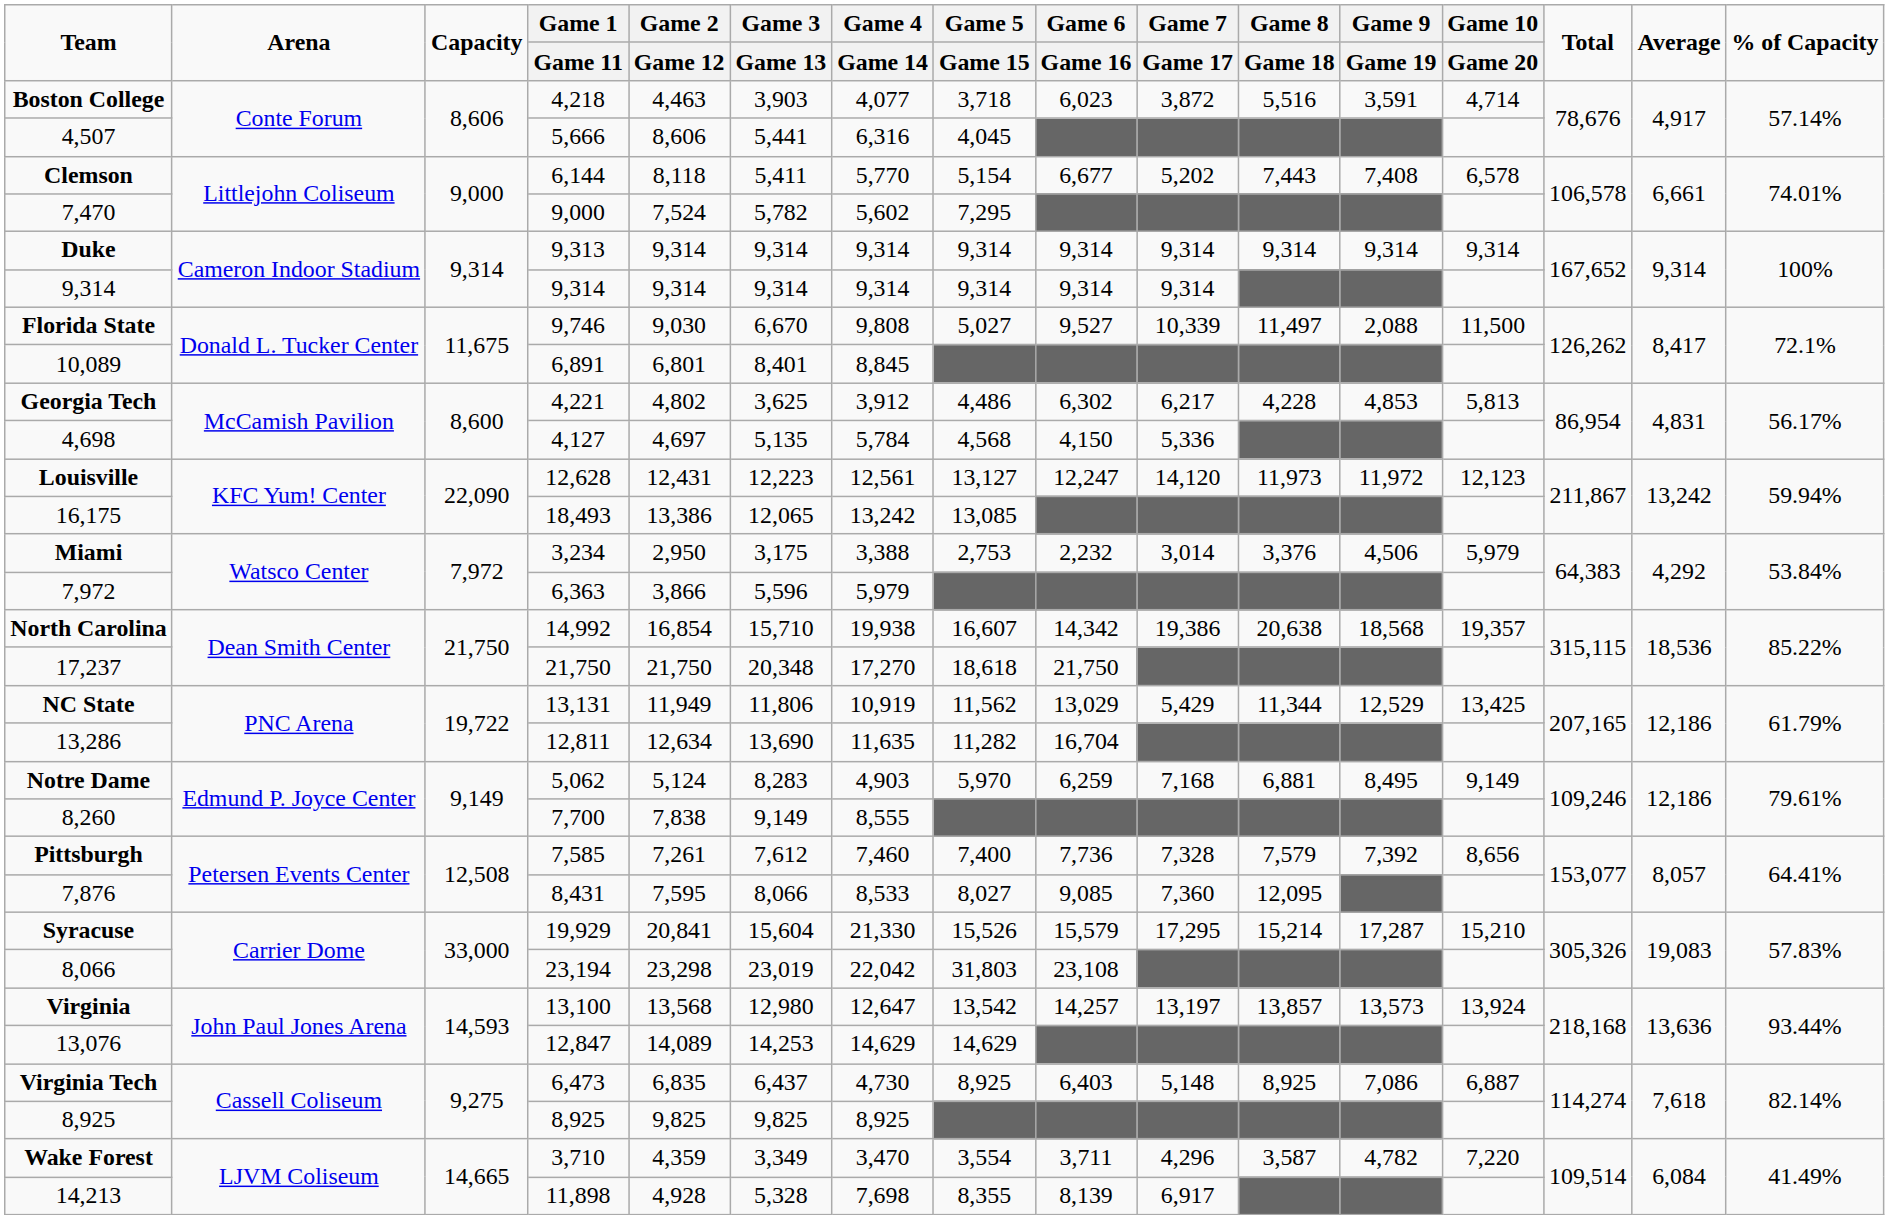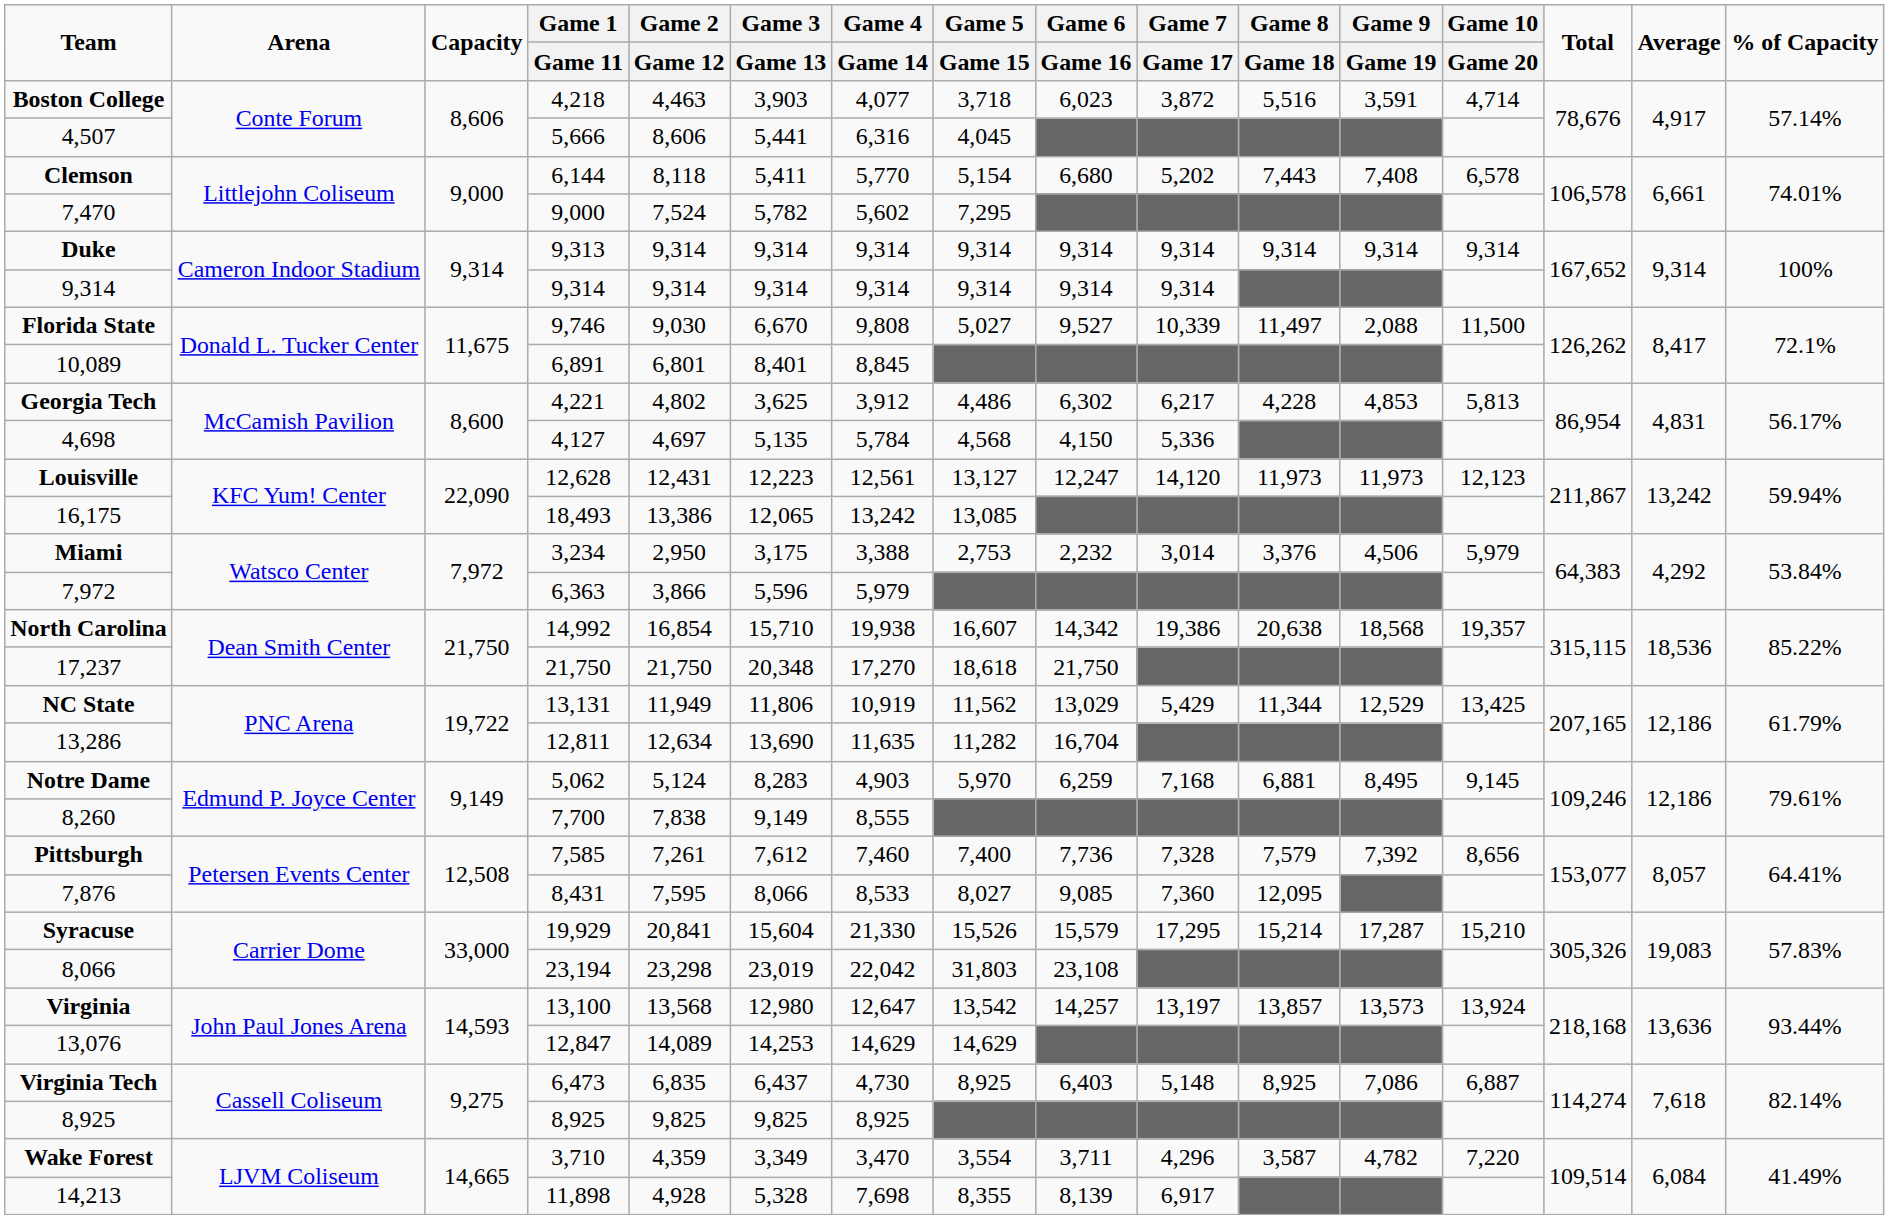(1086, 174) 6,677 -> (1086, 174) 6,680
(1391, 477) 11,972 -> (1391, 477) 11,973
(1493, 779) 9,149 -> (1493, 779) 9,145
